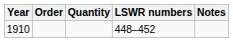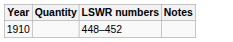- column: (49, 12)
